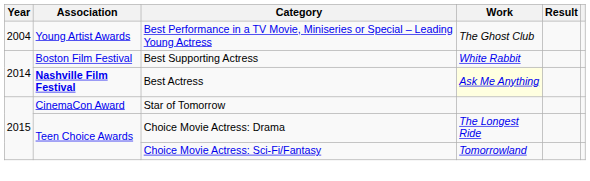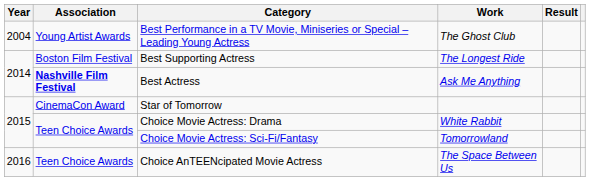(490, 59) White Rabbit -> (482, 59) The Longest Ride
(499, 82) lightyellow background -> (480, 82) no background
(489, 128) The Longest Ride -> (471, 122) White Rabbit
+ row: (231, 162)
